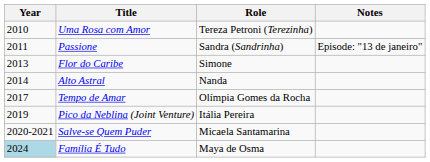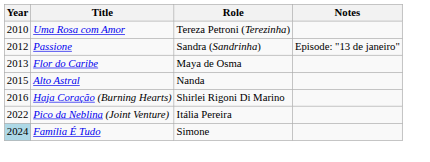(17, 47) 2011 -> (18, 47) 2012
(215, 64) Simone -> (209, 64) Maya de Osma
(18, 81) 2014 -> (18, 81) 2015
+ row: (102, 98)
- row: (92, 98)
(18, 115) 2019 -> (18, 115) 2022
- row: (105, 132)
(232, 149) Maya de Osma -> (193, 132) Simone
